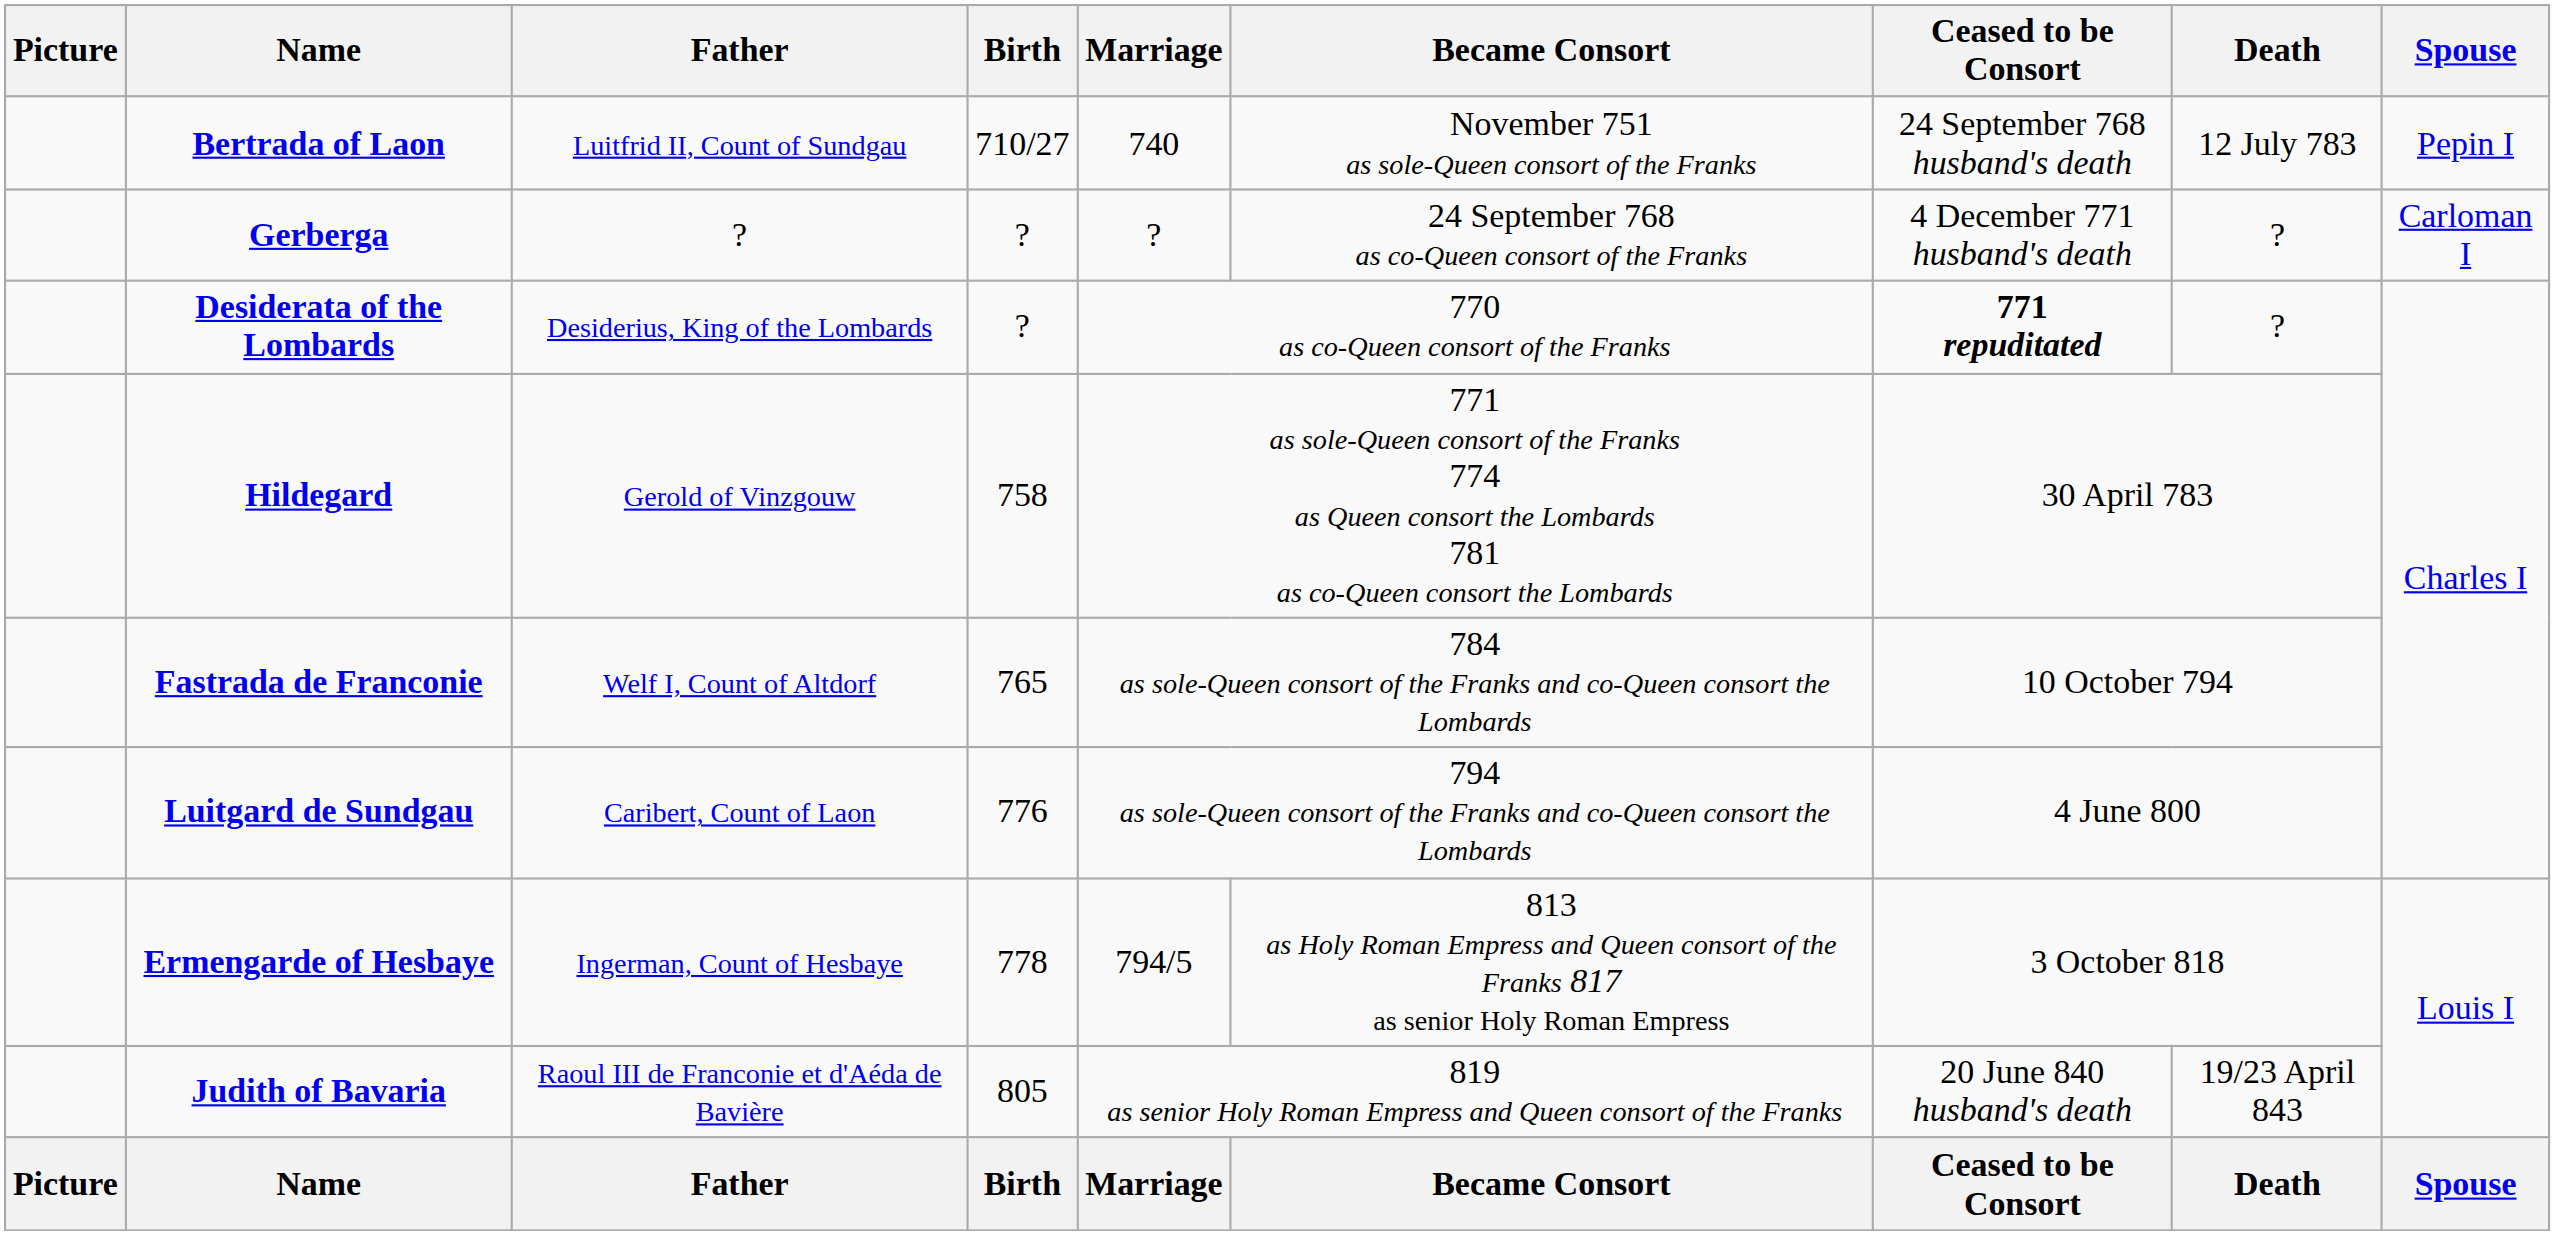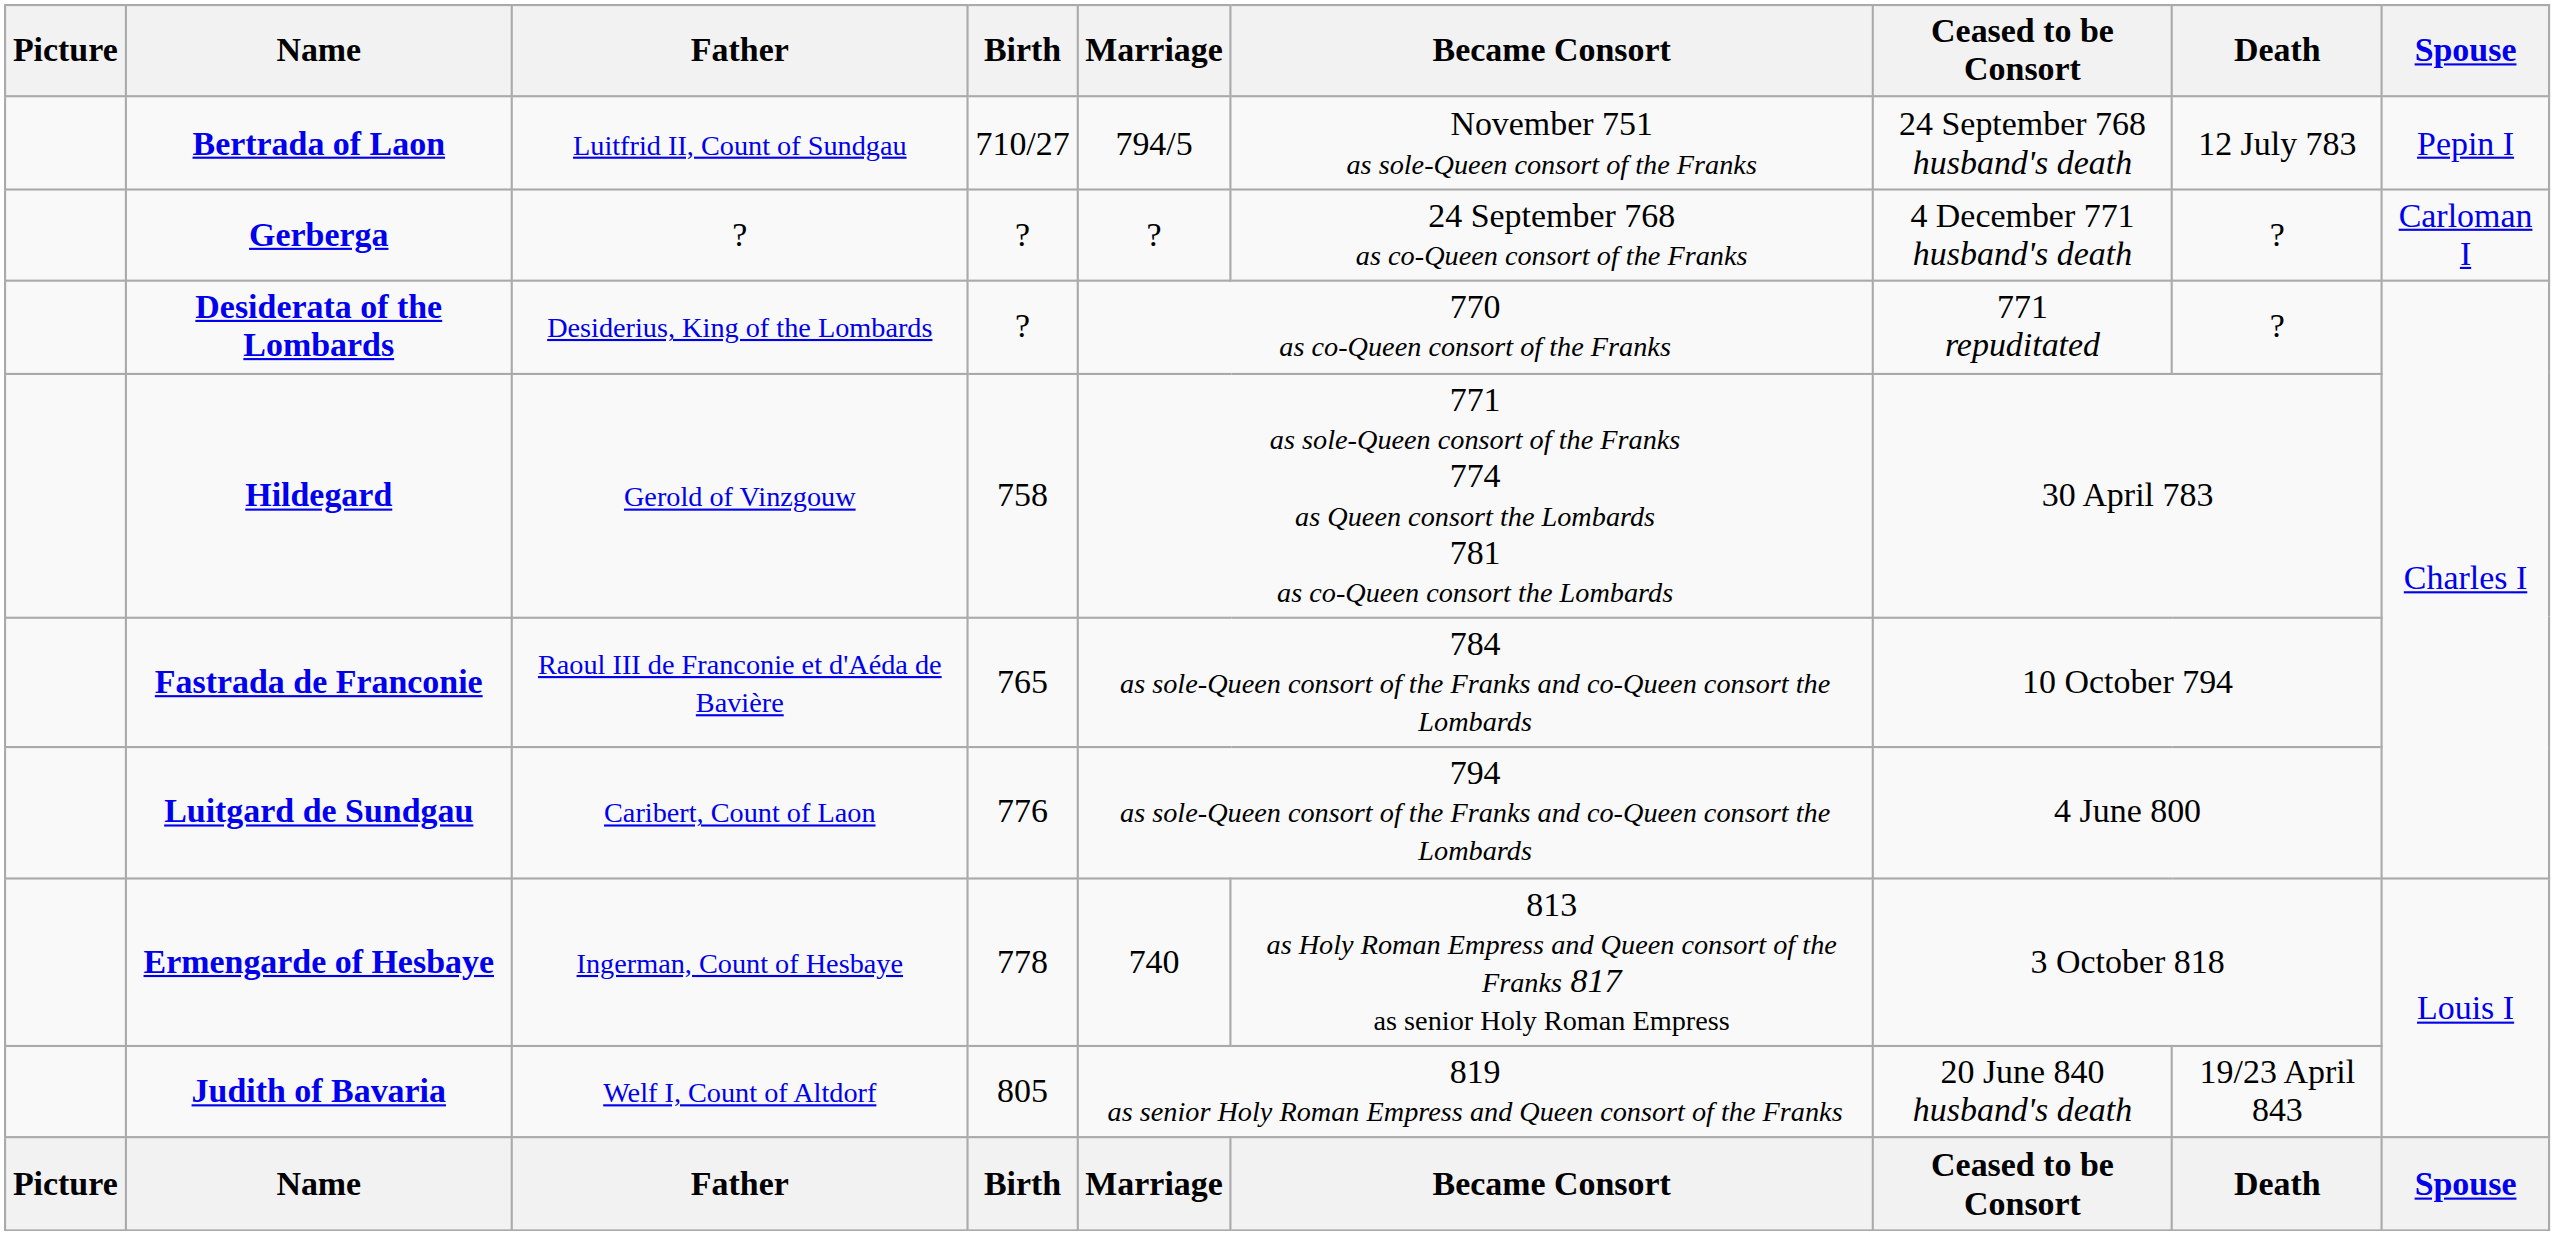(1154, 142) 740 -> (1154, 142) 794/5
(2022, 326) bold -> (2022, 326) normal
(740, 684) Welf I, Count of Altdorf -> (740, 684) Raoul III de Franconie et d'Aéda de Bavière
(1154, 961) 794/5 -> (1154, 961) 740
(740, 1093) Raoul III de Franconie et d'Aéda de Bavière -> (740, 1093) Welf I, Count of Altdorf
